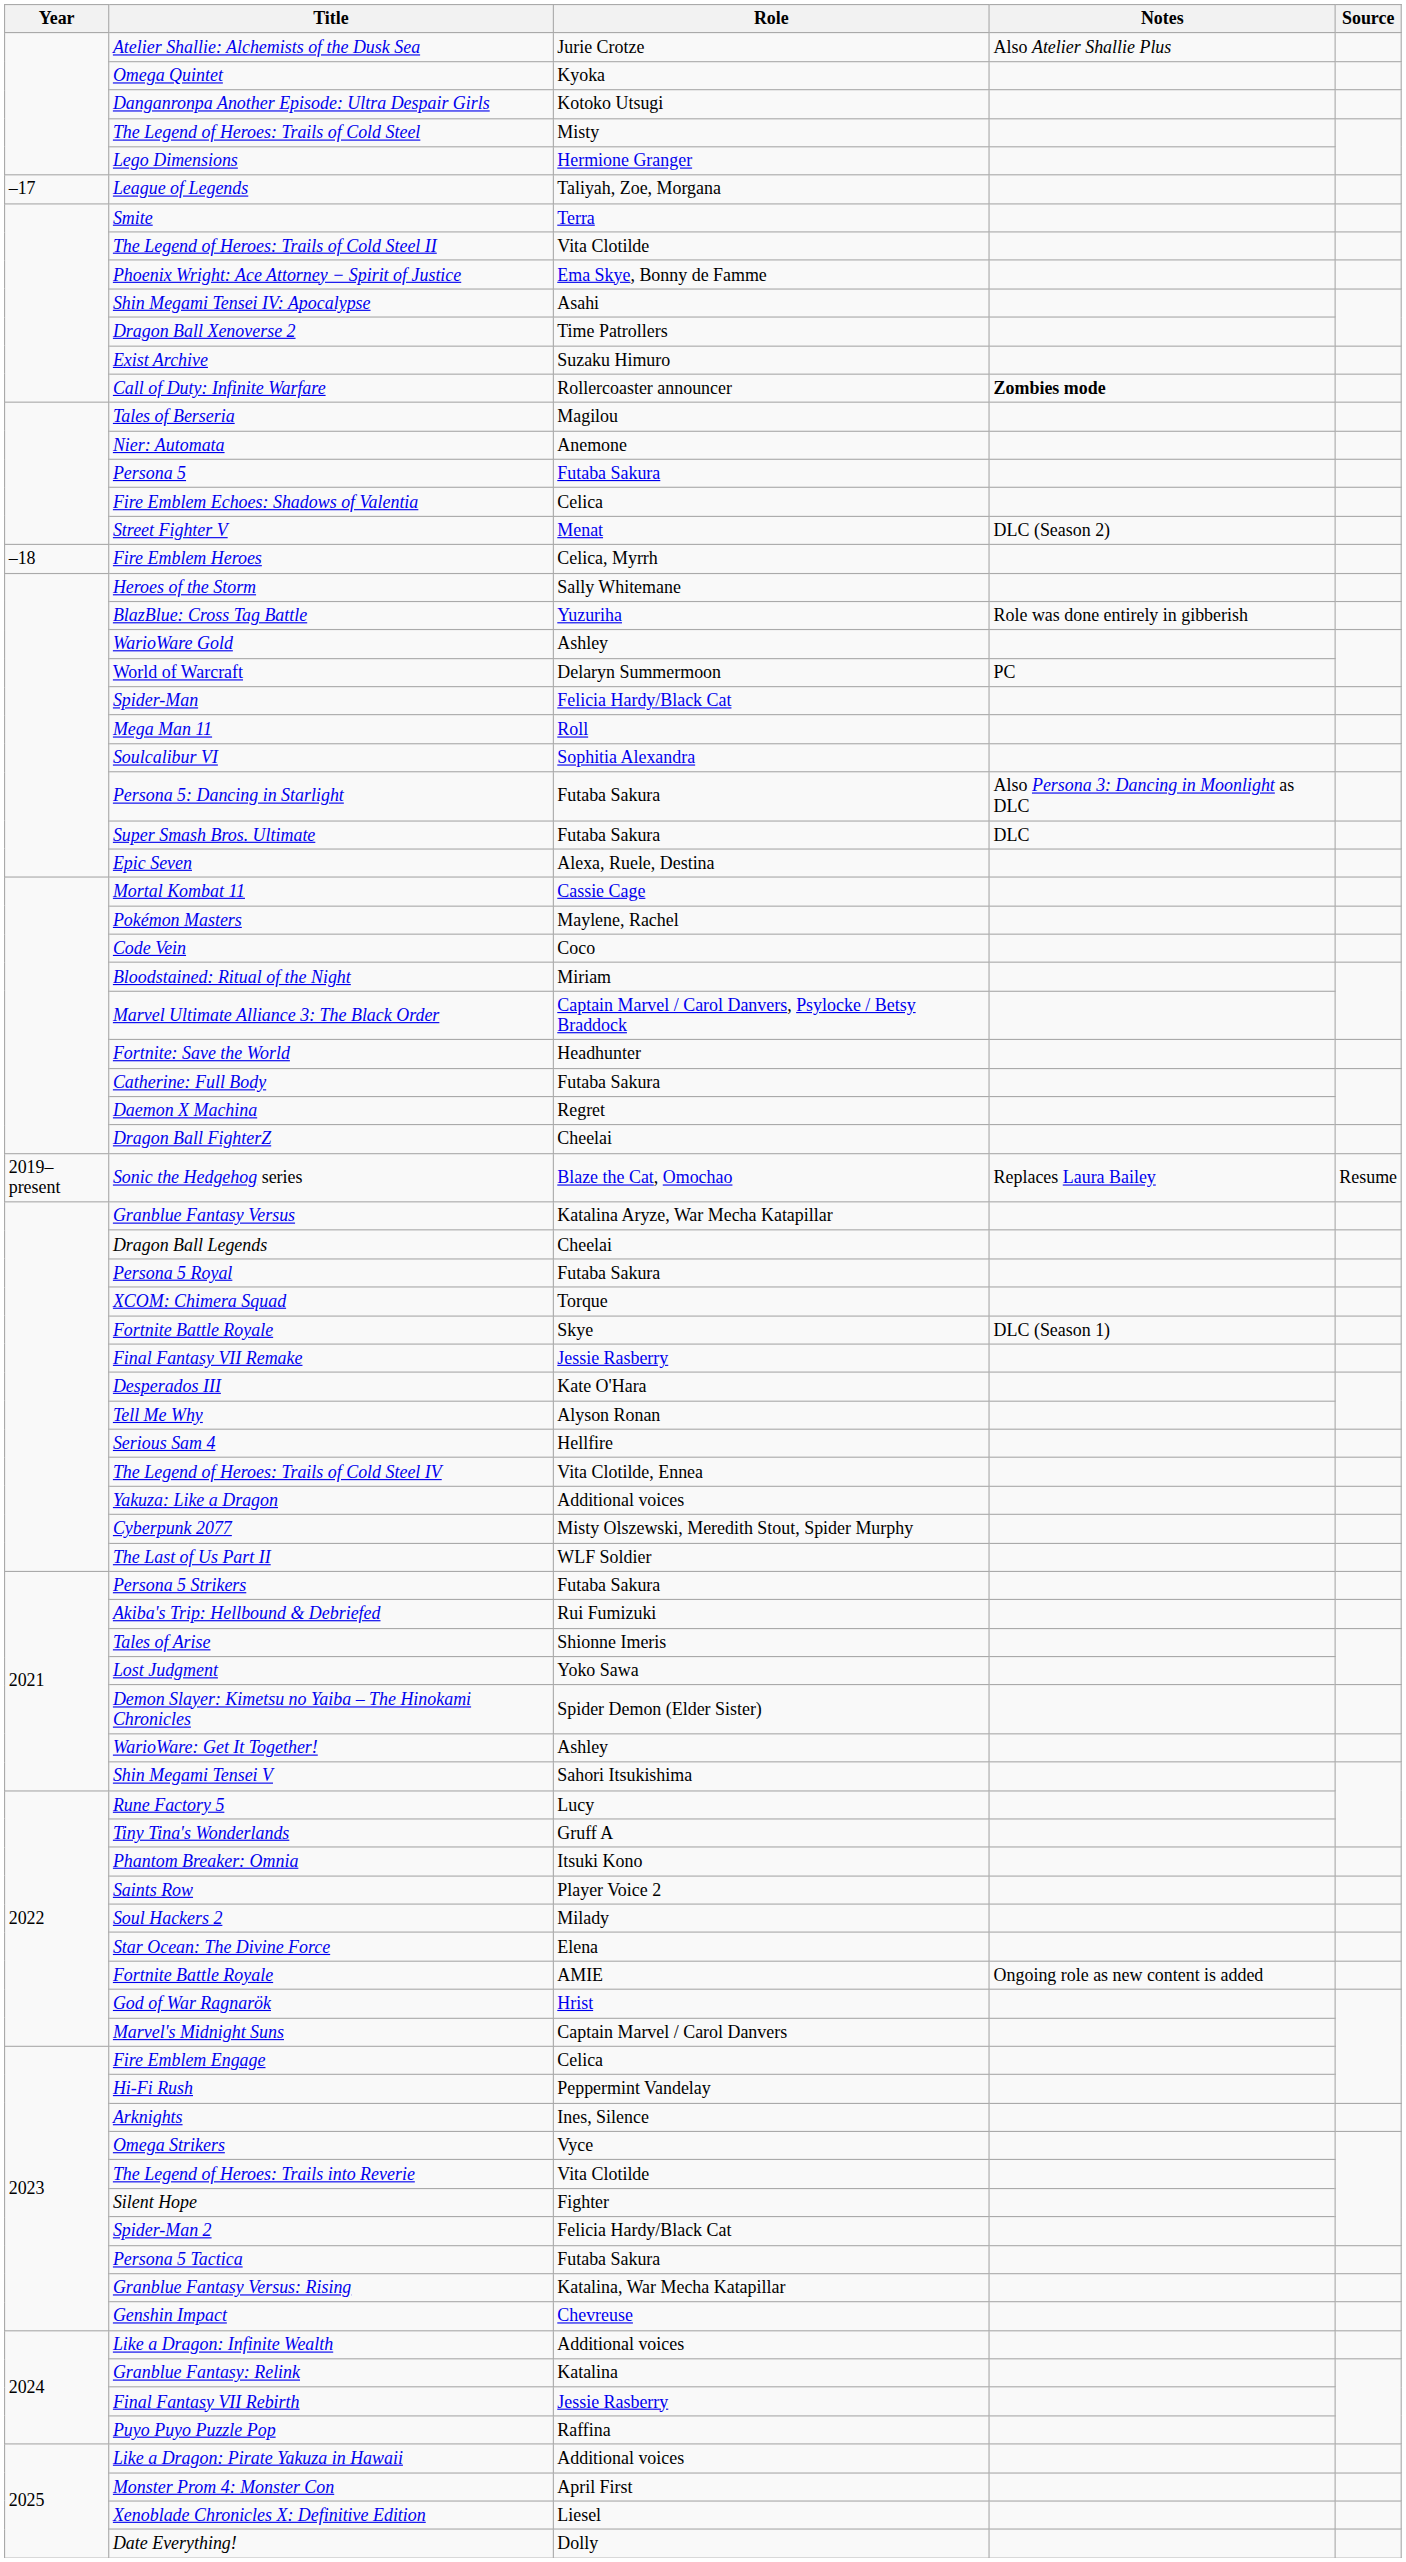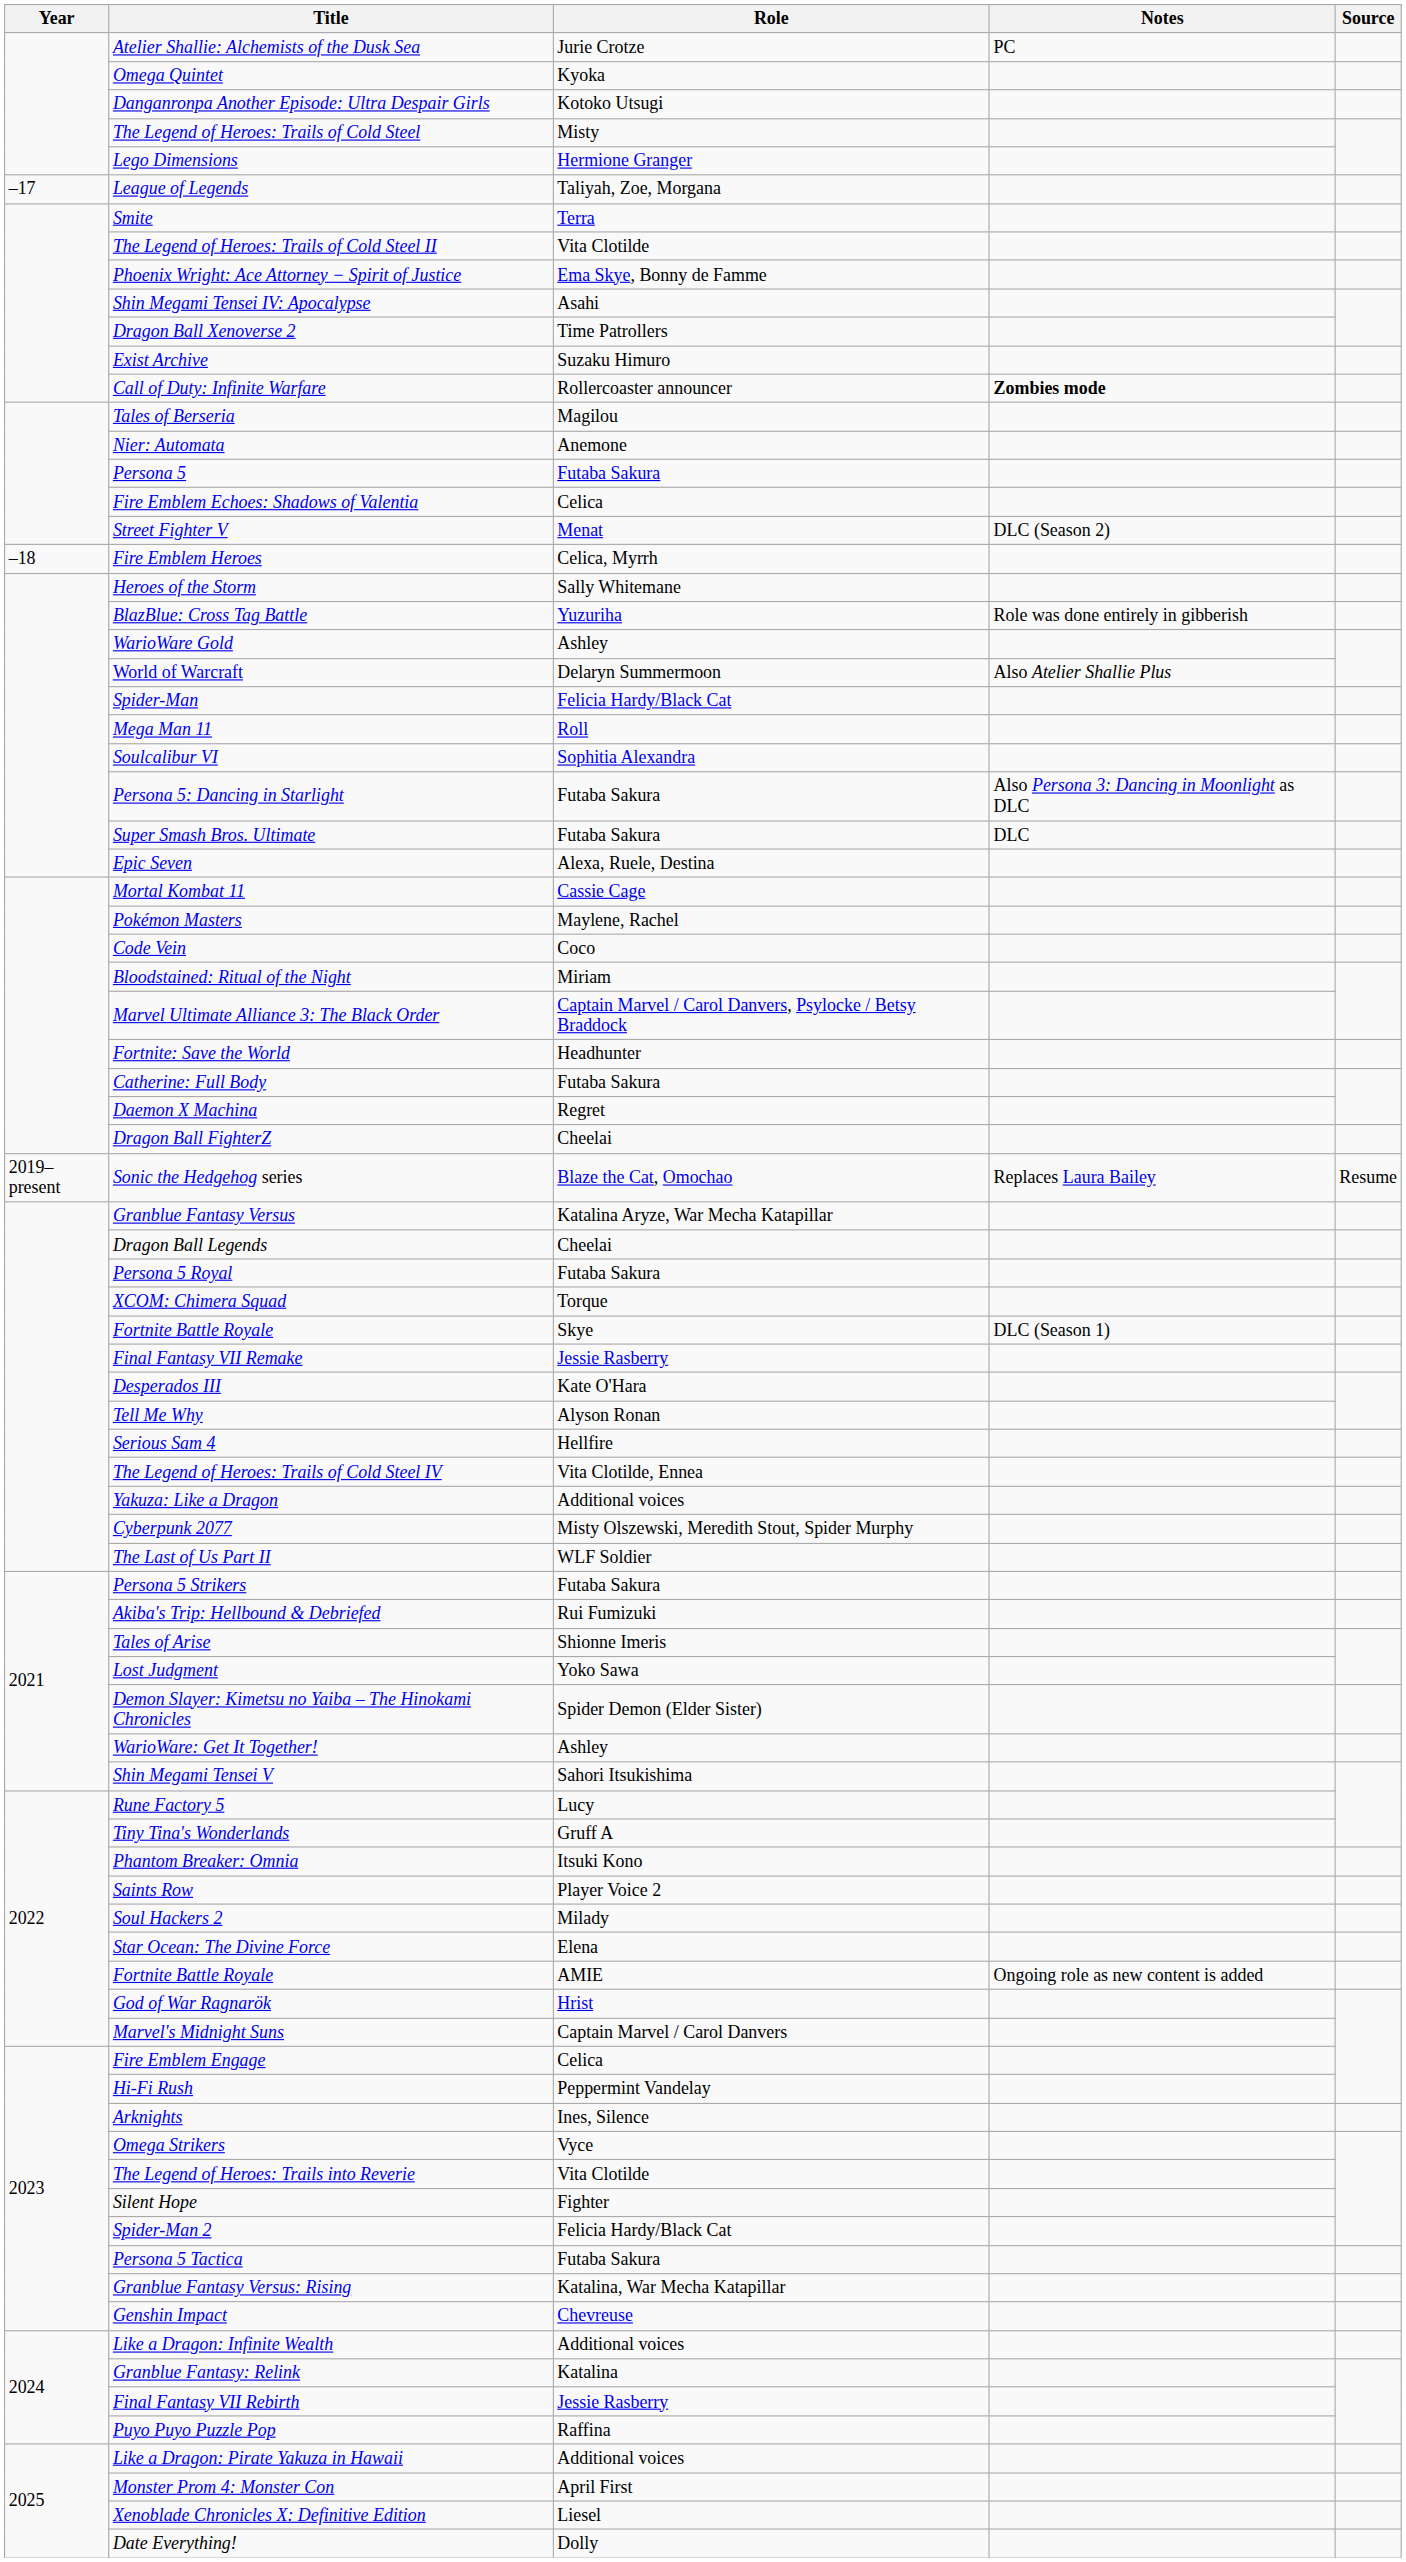(1082, 47) Also Atelier Shallie Plus -> (1005, 47) PC
(1005, 672) PC -> (1082, 672) Also Atelier Shallie Plus
